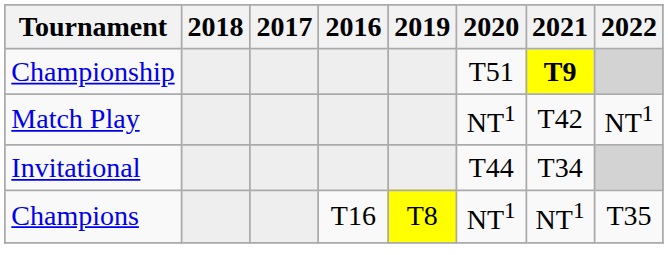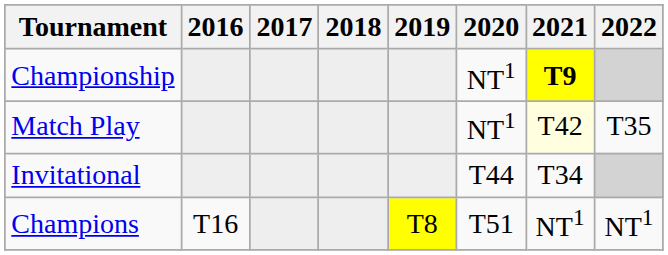columns swapped: (353, 26) <-> (216, 26)
(491, 71) T51 -> (491, 74) NT1
(560, 119) no background -> (560, 126) lightyellow background
(629, 119) NT1 -> (629, 126) T35
(491, 215) NT1 -> (491, 223) T51
(629, 215) T35 -> (629, 223) NT1
